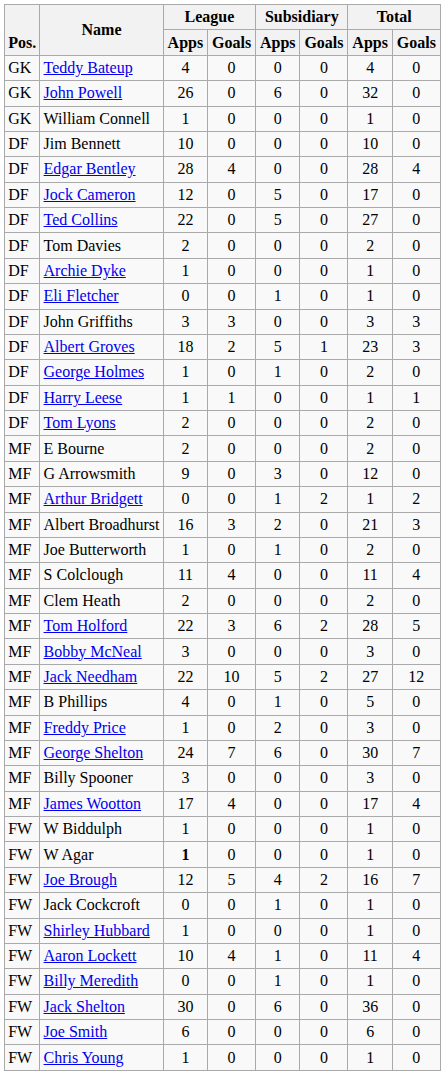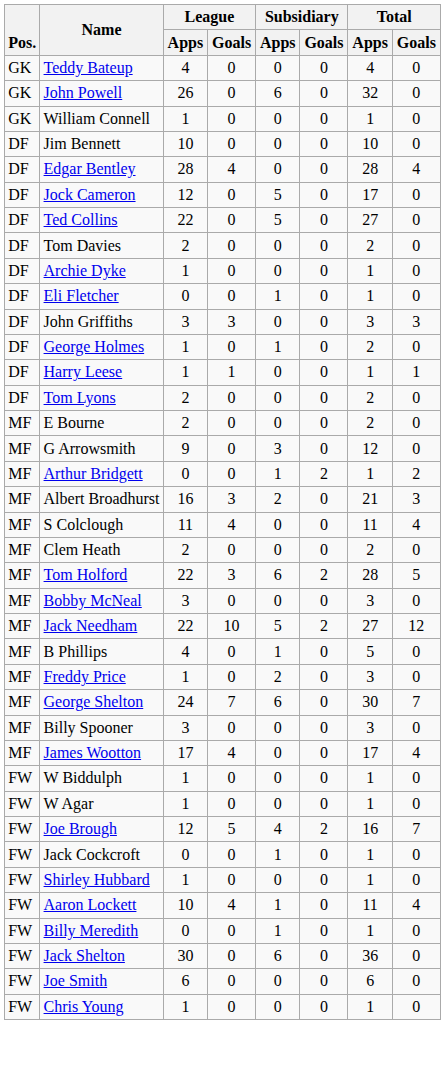- row: (89, 347)
- row: (95, 550)
(185, 854) bold -> (185, 803) normal
